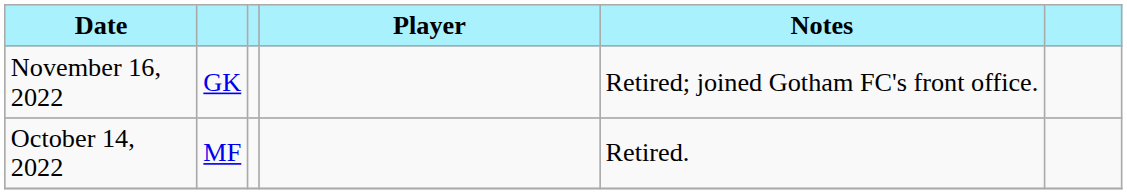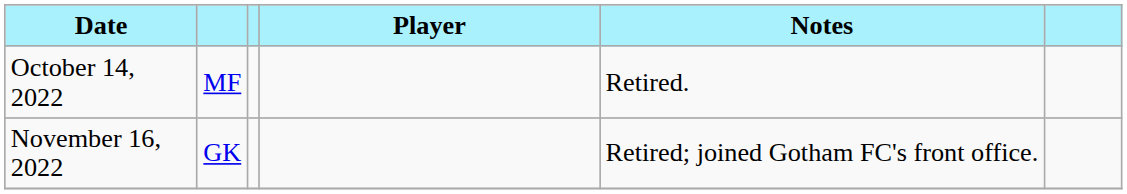rows swapped: (73, 152) <-> (86, 81)
